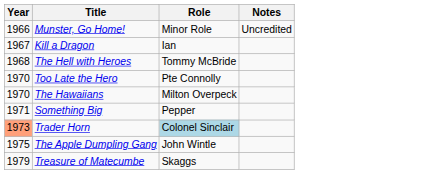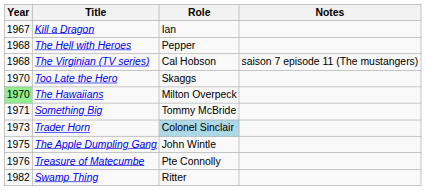- row: (80, 29)
(199, 62) Tommy McBride -> (178, 45) Pepper
+ row: (92, 62)
(191, 78) Pte Connolly -> (179, 78) Skaggs
(18, 95) no background -> (18, 95) lightgreen background
(178, 111) Pepper -> (199, 111) Tommy McBride
(18, 128) lightsalmon background -> (18, 128) no background
(18, 161) 1979 -> (18, 161) 1976
(179, 161) Skaggs -> (191, 161) Pte Connolly
+ row: (66, 177)
